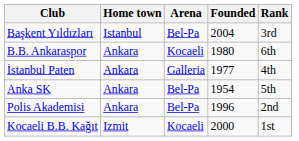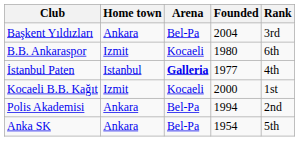(122, 32) Istanbul -> (121, 32) Ankara
(121, 51) Ankara -> (116, 51) Izmit
(121, 70) Ankara -> (122, 70) Istanbul
(186, 70) normal -> (188, 70) bold
rows swapped: (52, 126) <-> (29, 88)
(222, 107) 1996 -> (226, 107) 1994
